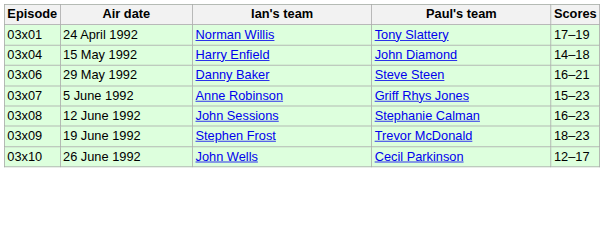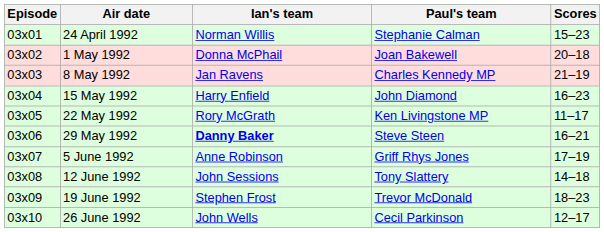(412, 34) Tony Slattery -> (427, 34) Stephanie Calman
(572, 34) 17–19 -> (572, 34) 15–23
+ row: (96, 55)
+ row: (96, 75)
(572, 55) 14–18 -> (572, 95) 16–23
+ row: (100, 116)
(233, 75) normal -> (235, 136) bold
(572, 95) 15–23 -> (572, 156) 17–19
(427, 116) Stephanie Calman -> (411, 177) Tony Slattery
(572, 116) 16–23 -> (572, 177) 14–18
